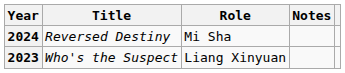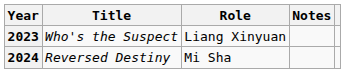rows swapped: (23, 57) <-> (23, 36)
